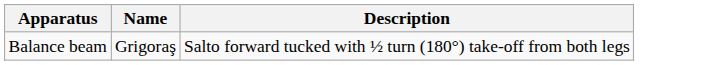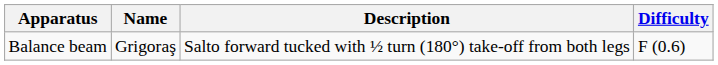+ column: (673, 18)
